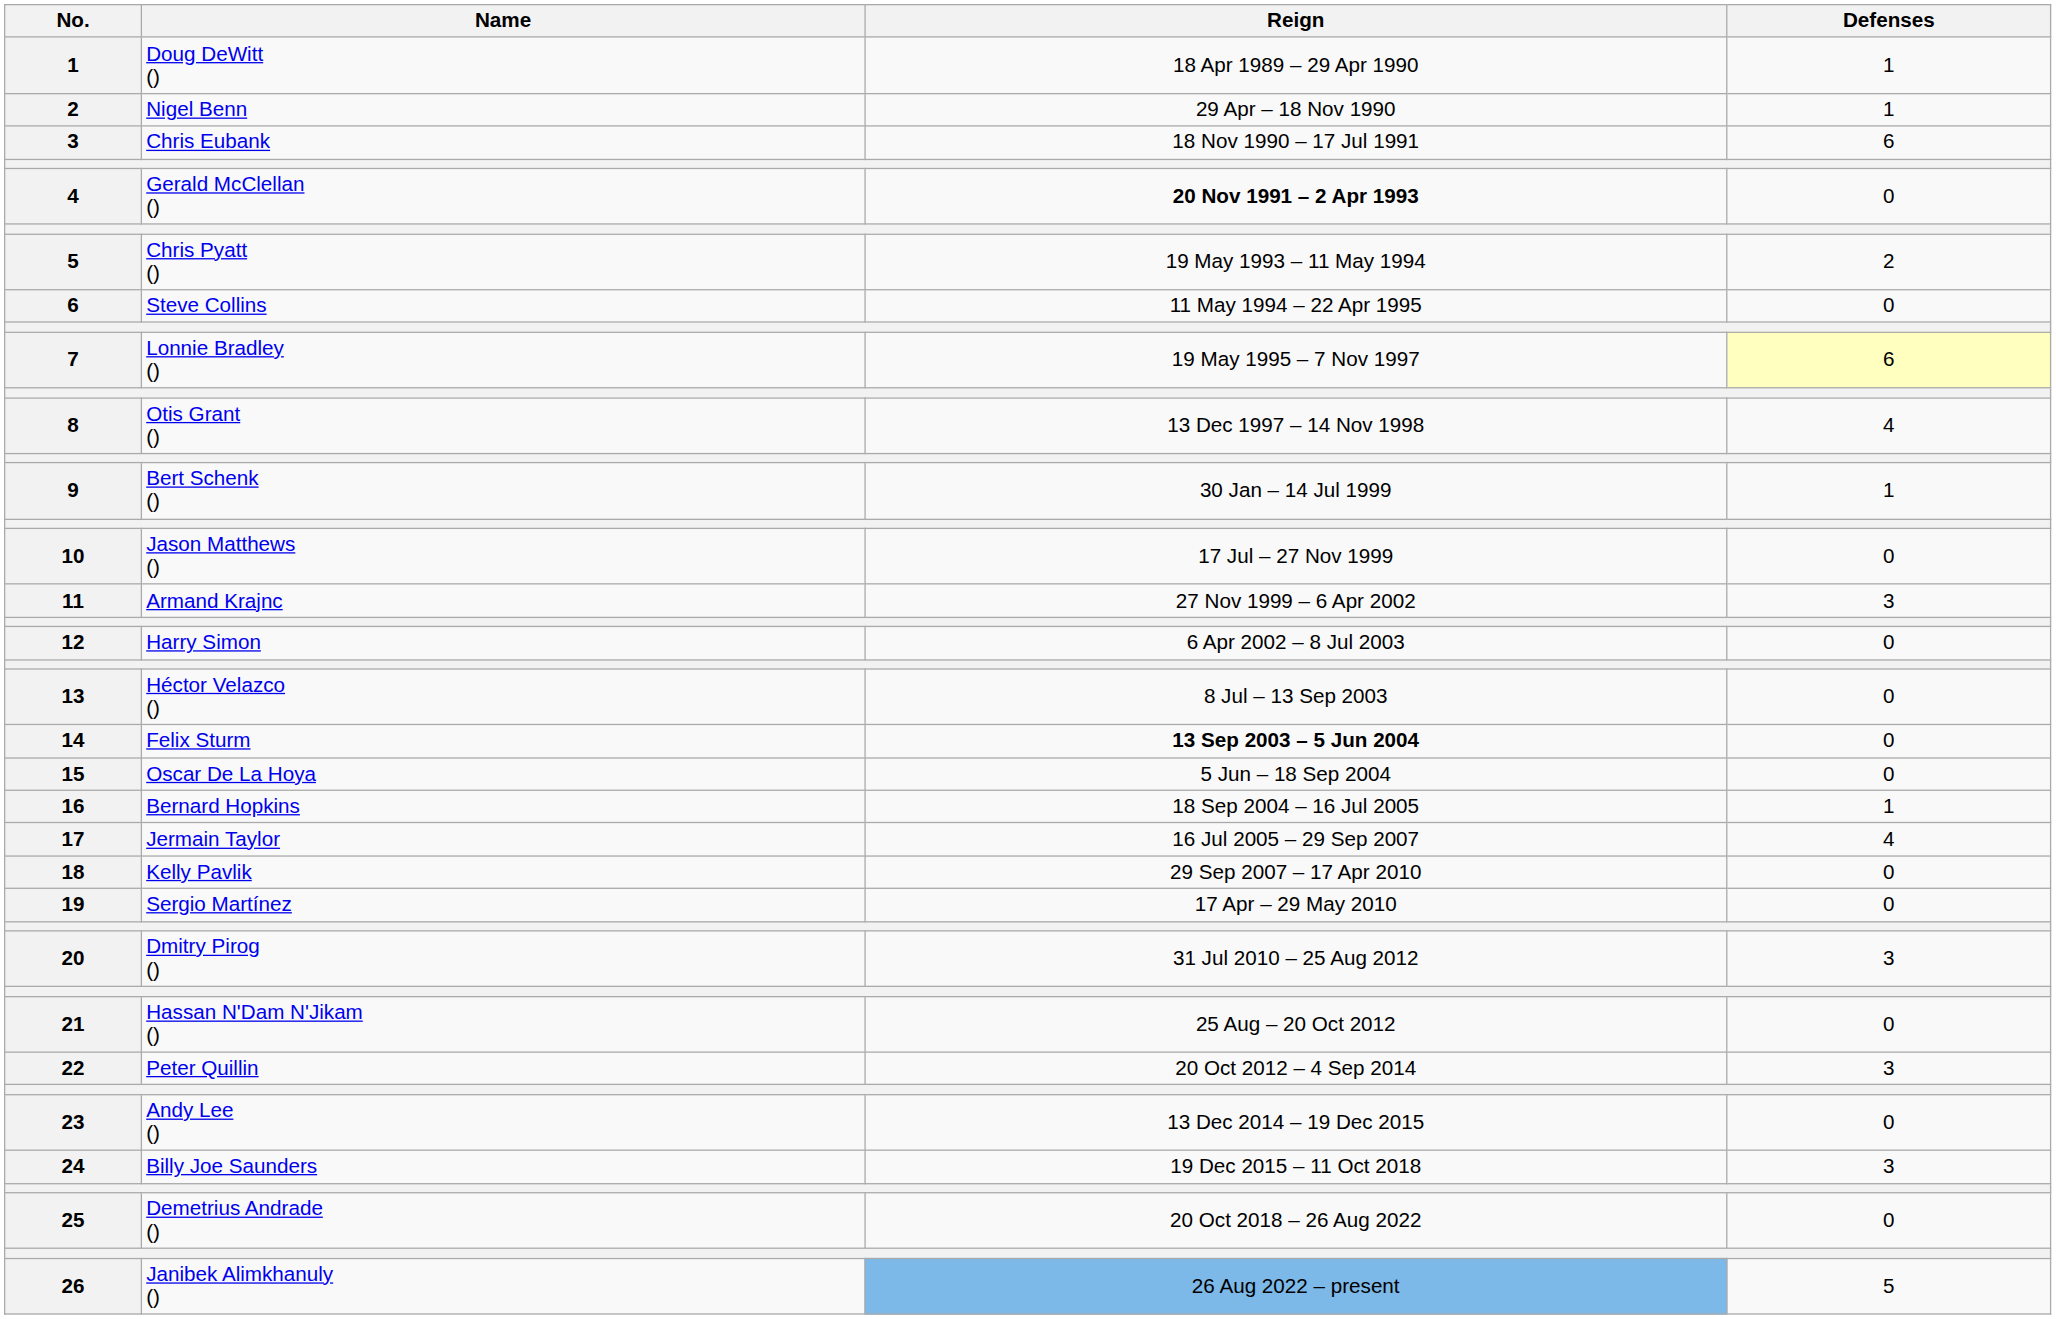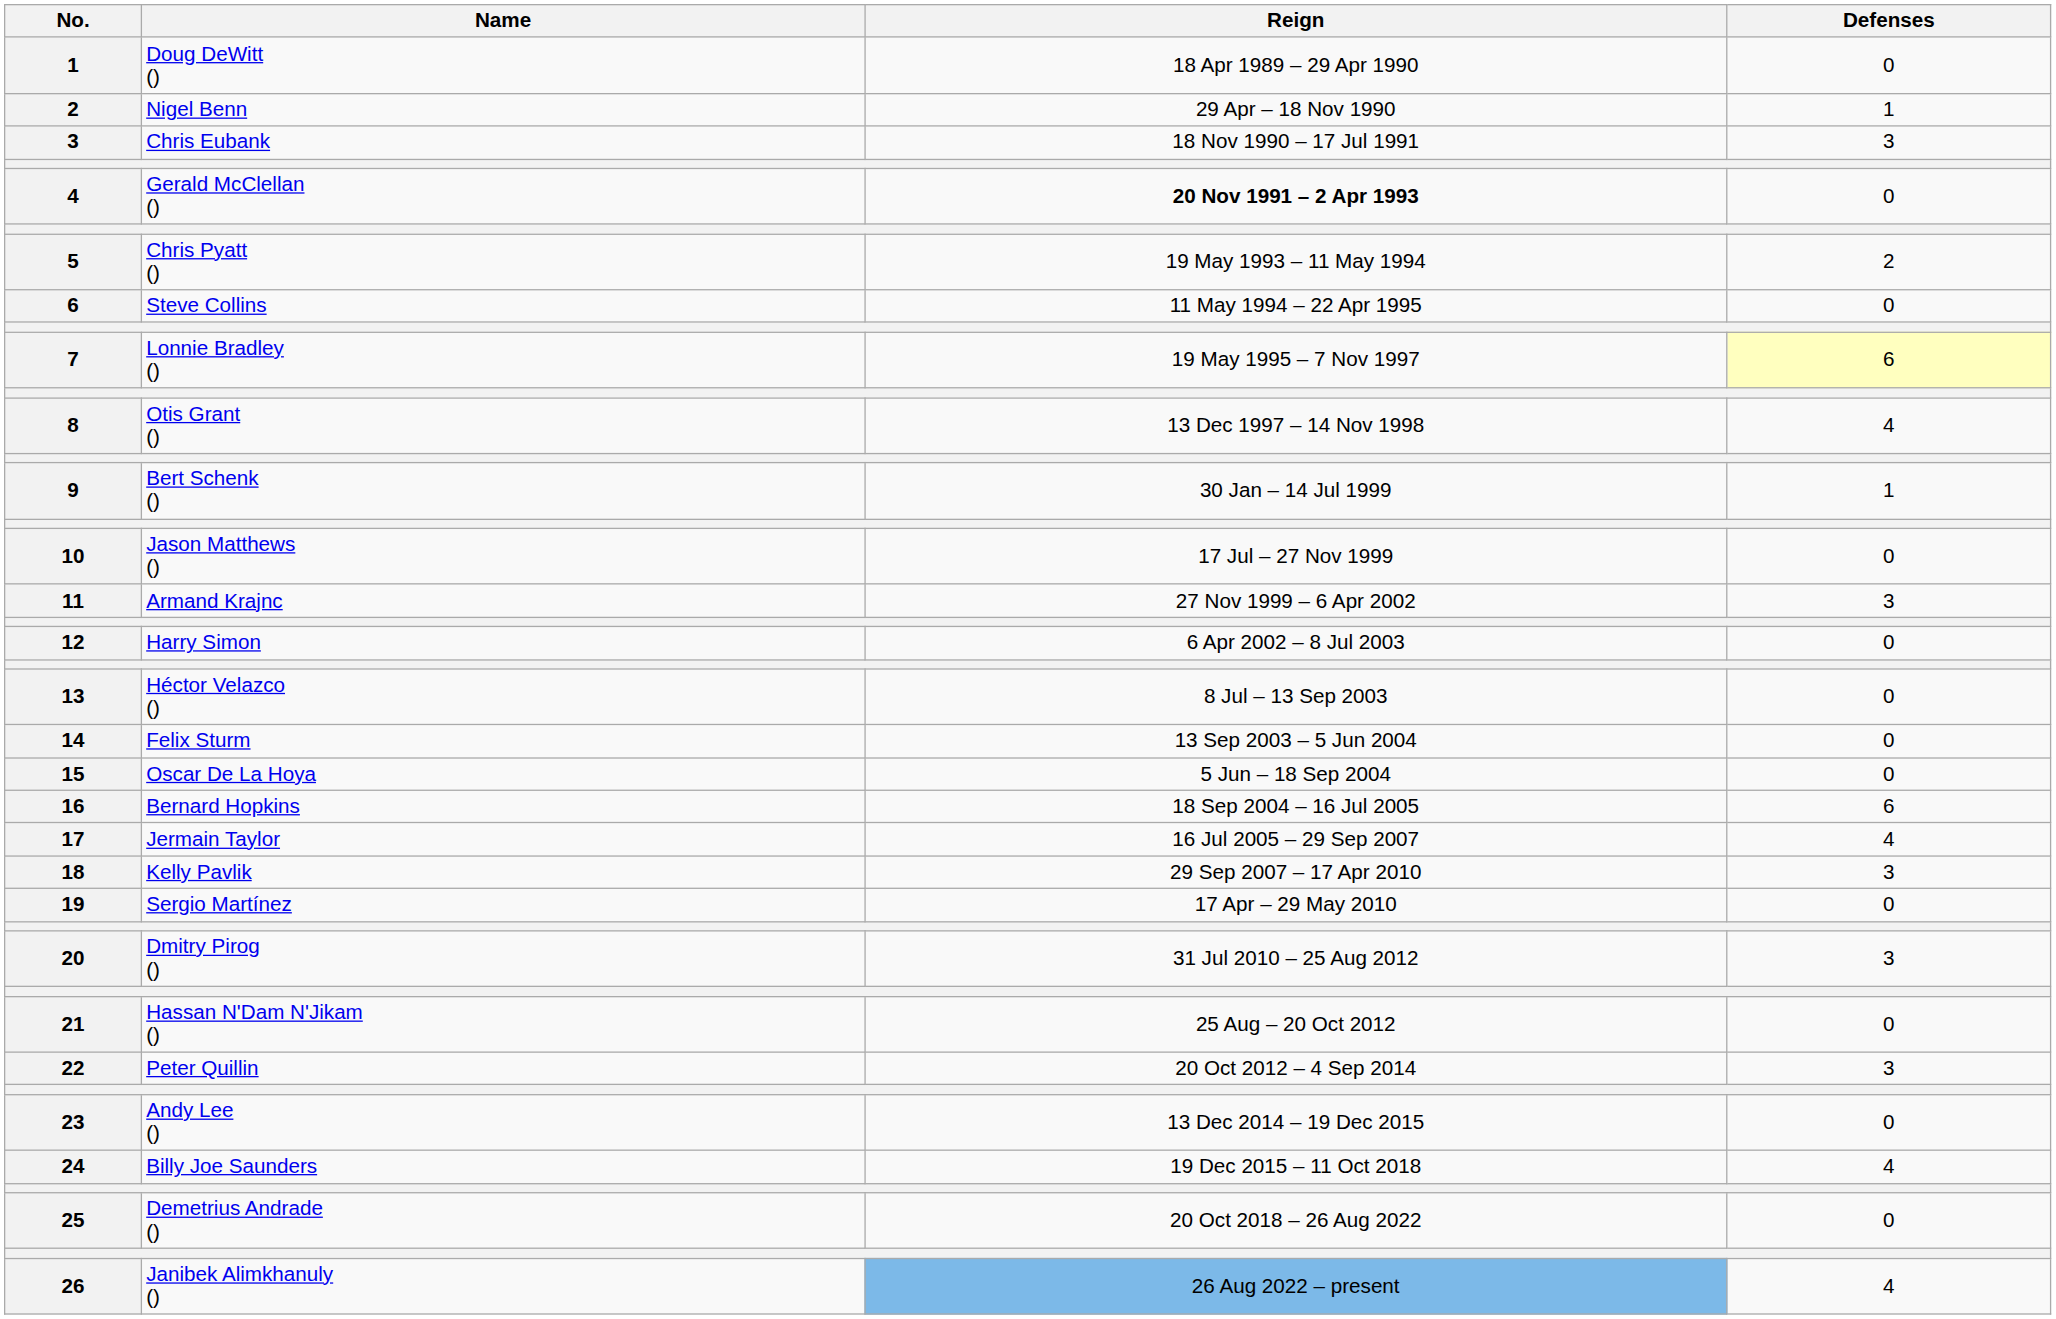(1889, 65) 1 -> (1889, 65) 0
(1889, 142) 6 -> (1889, 142) 3
(1296, 741) bold -> (1296, 741) normal
(1889, 806) 1 -> (1889, 806) 6
(1889, 871) 0 -> (1889, 871) 3
(1889, 1166) 3 -> (1889, 1166) 4
(1889, 1285) 5 -> (1889, 1285) 4
